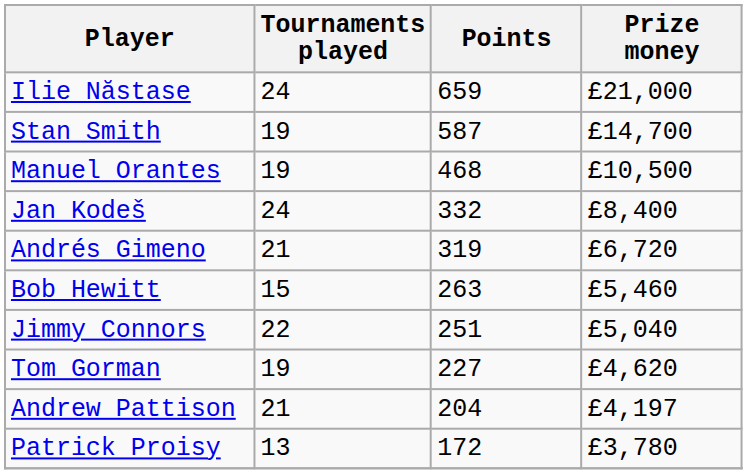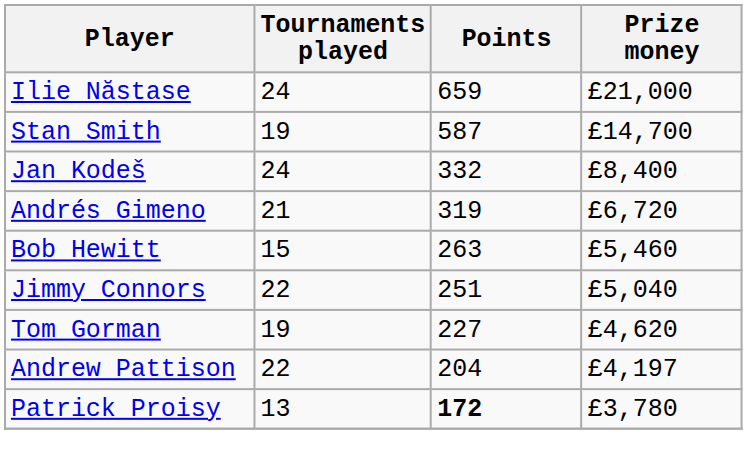- row: (116, 171)
(275, 409) 21 -> (275, 369) 22
(460, 449) normal -> (460, 409) bold
